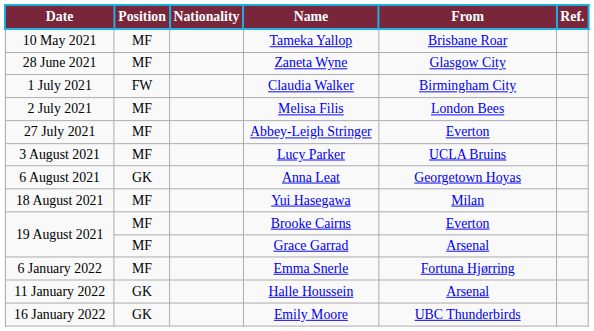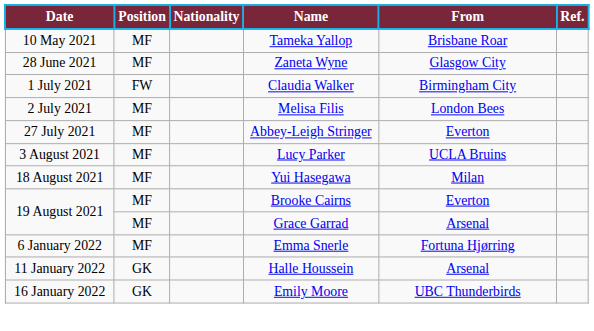- row: (311, 177)
